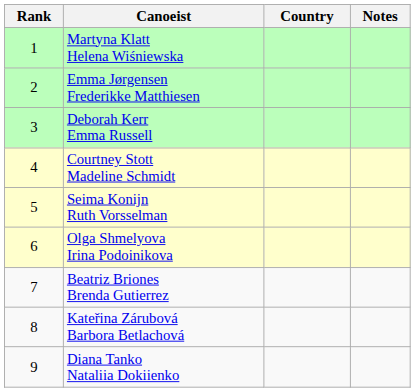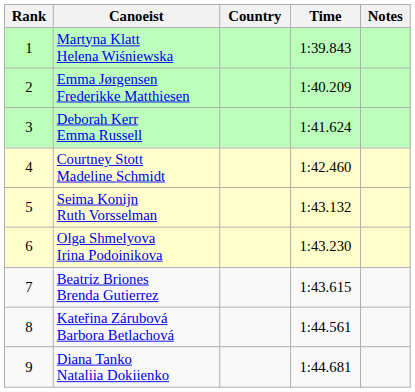+ column: (325, 16)
